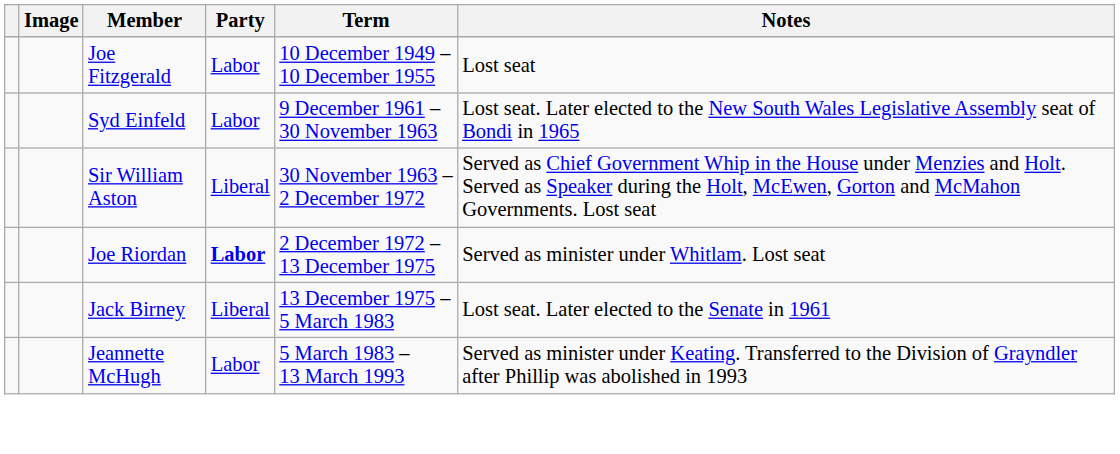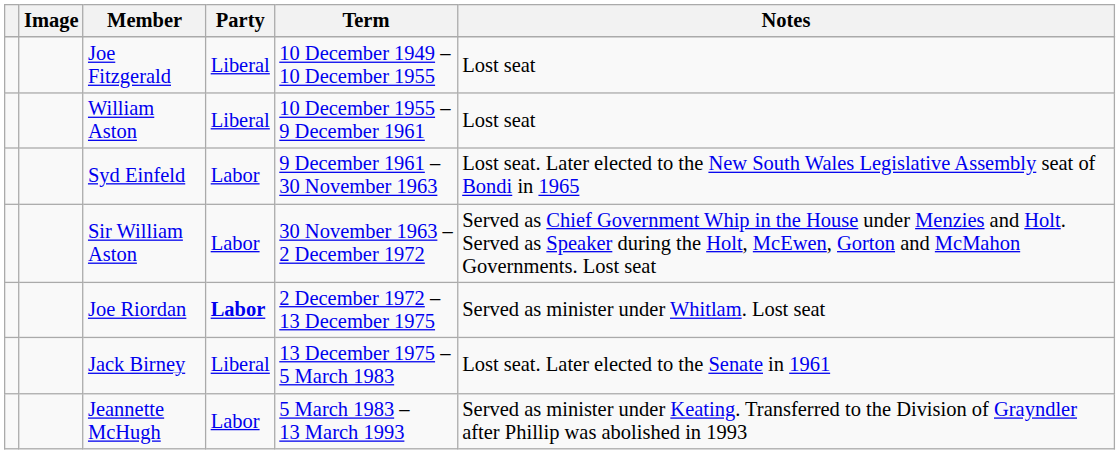(235, 64) Labor -> (240, 64) Liberal
+ row: (121, 120)
(240, 187) Liberal -> (235, 242) Labor
